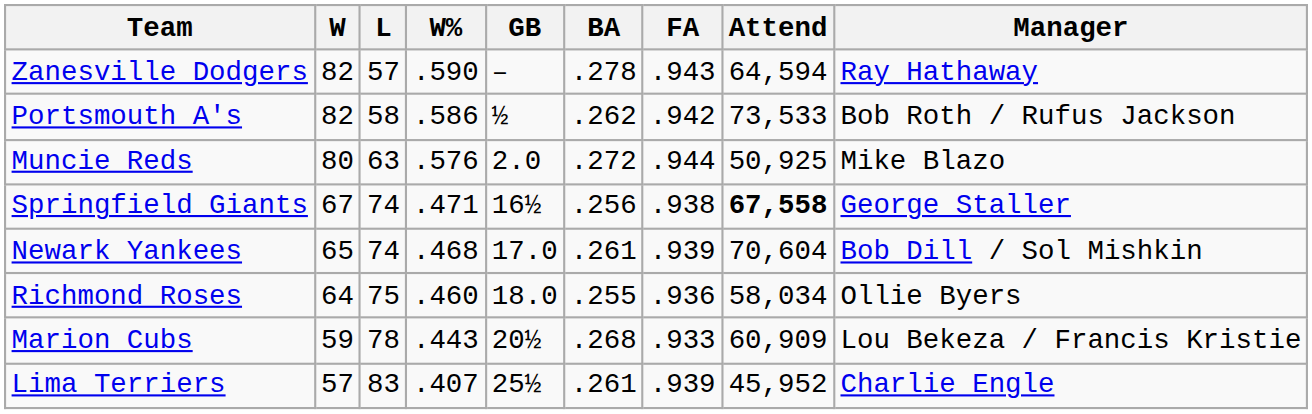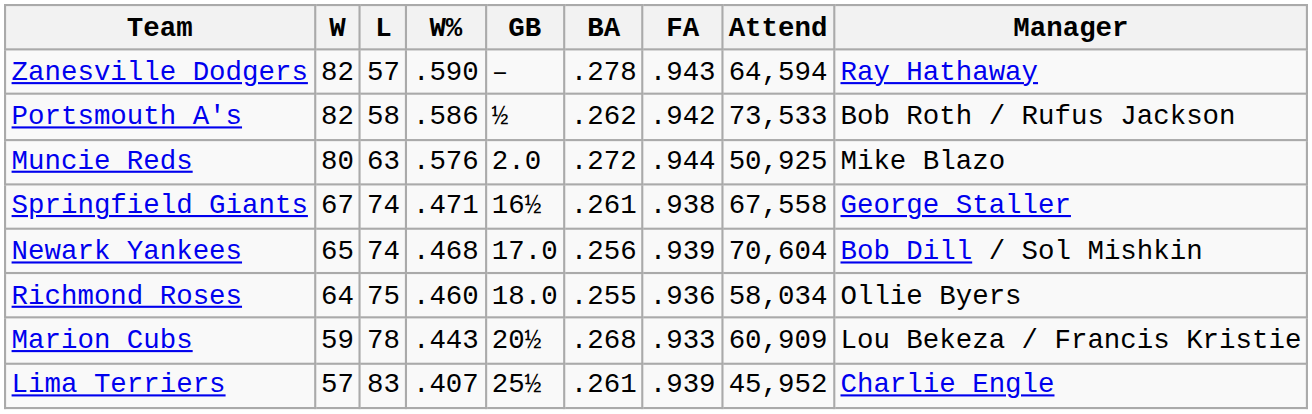(604, 206) .256 -> (604, 206) .261
(778, 206) bold -> (778, 206) normal
(604, 251) .261 -> (604, 251) .256
